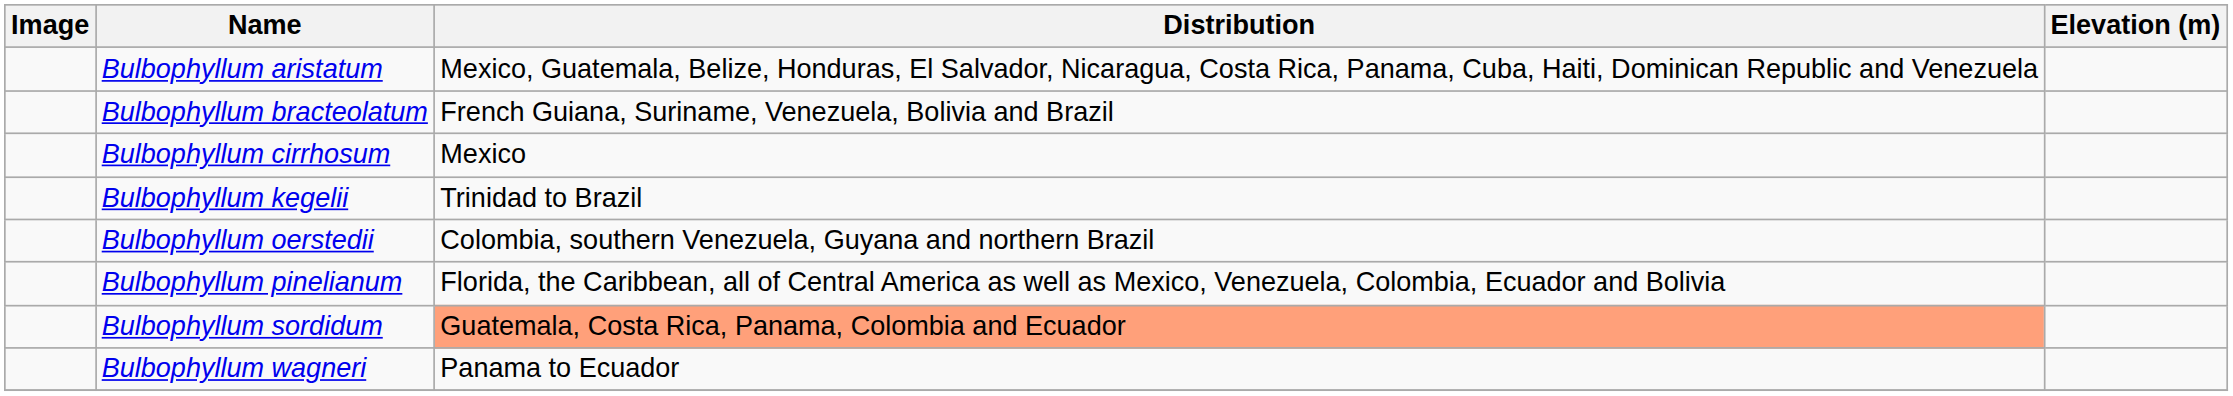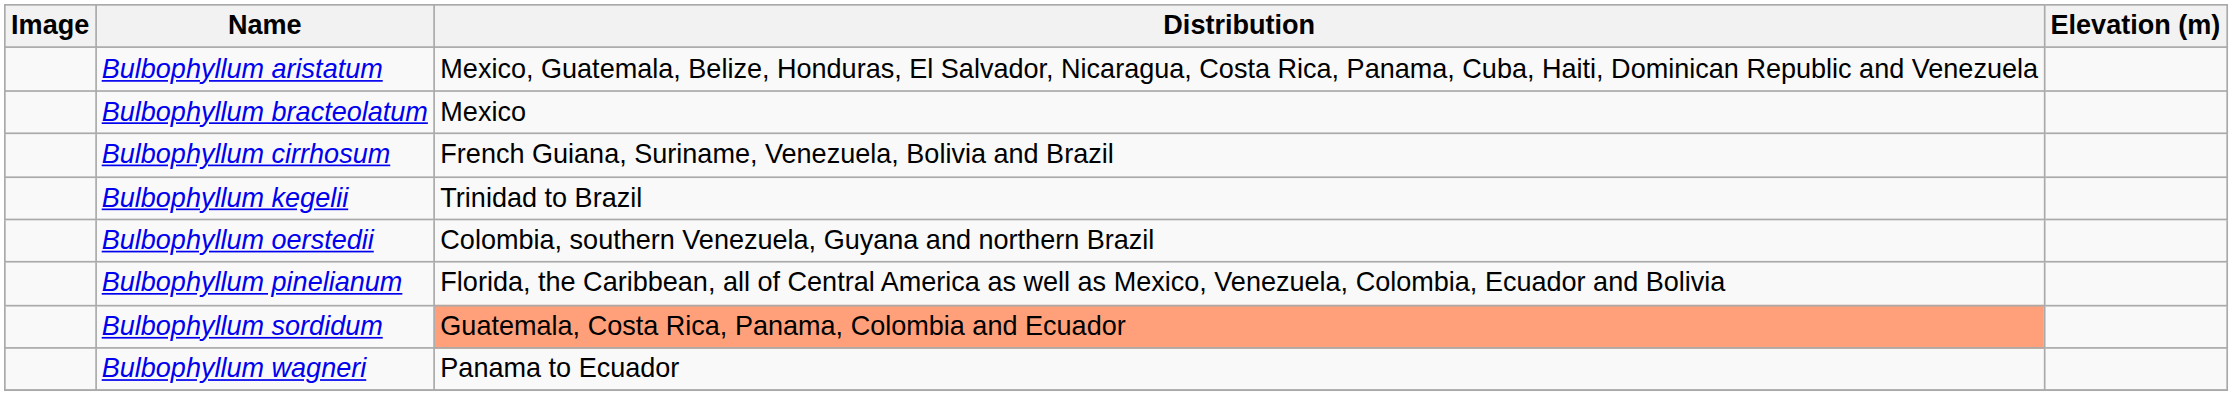(777, 111) French Guiana, Suriname, Venezuela, Bolivia and Brazil -> (483, 111) Mexico
(483, 154) Mexico -> (777, 154) French Guiana, Suriname, Venezuela, Bolivia and Brazil
